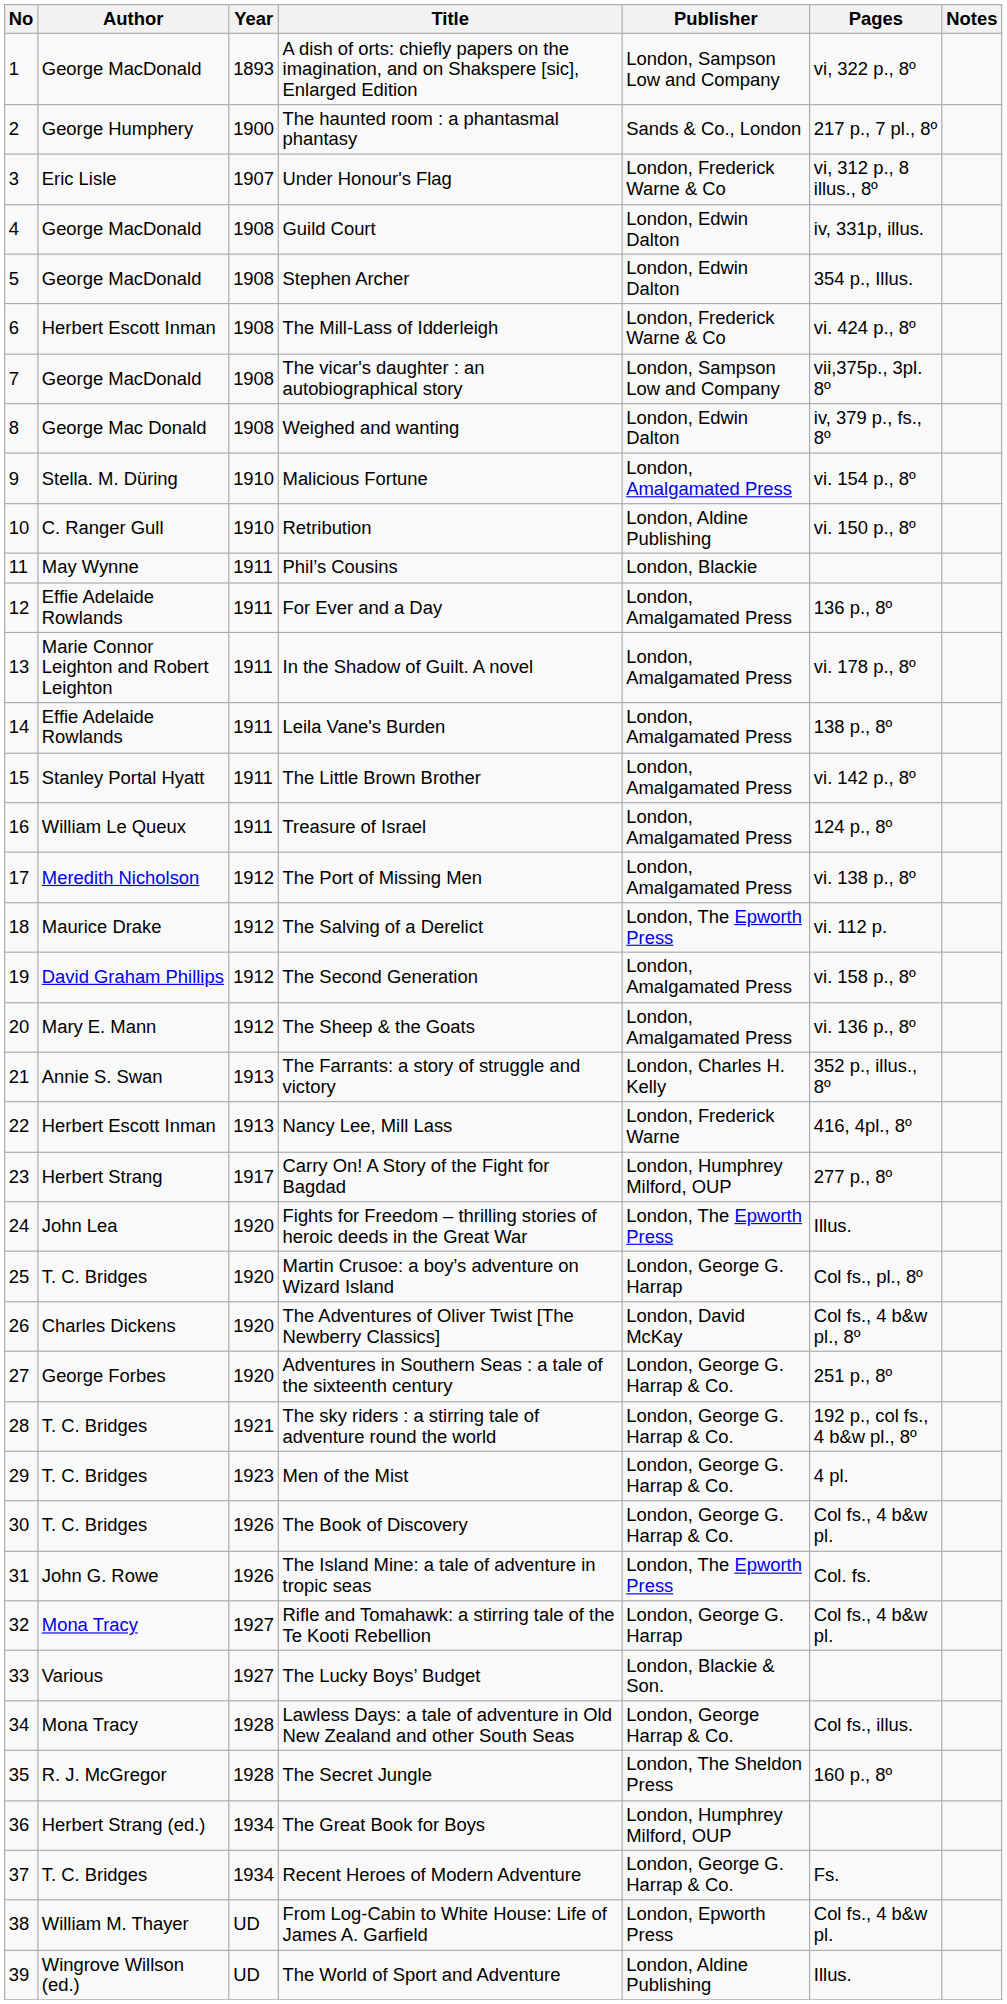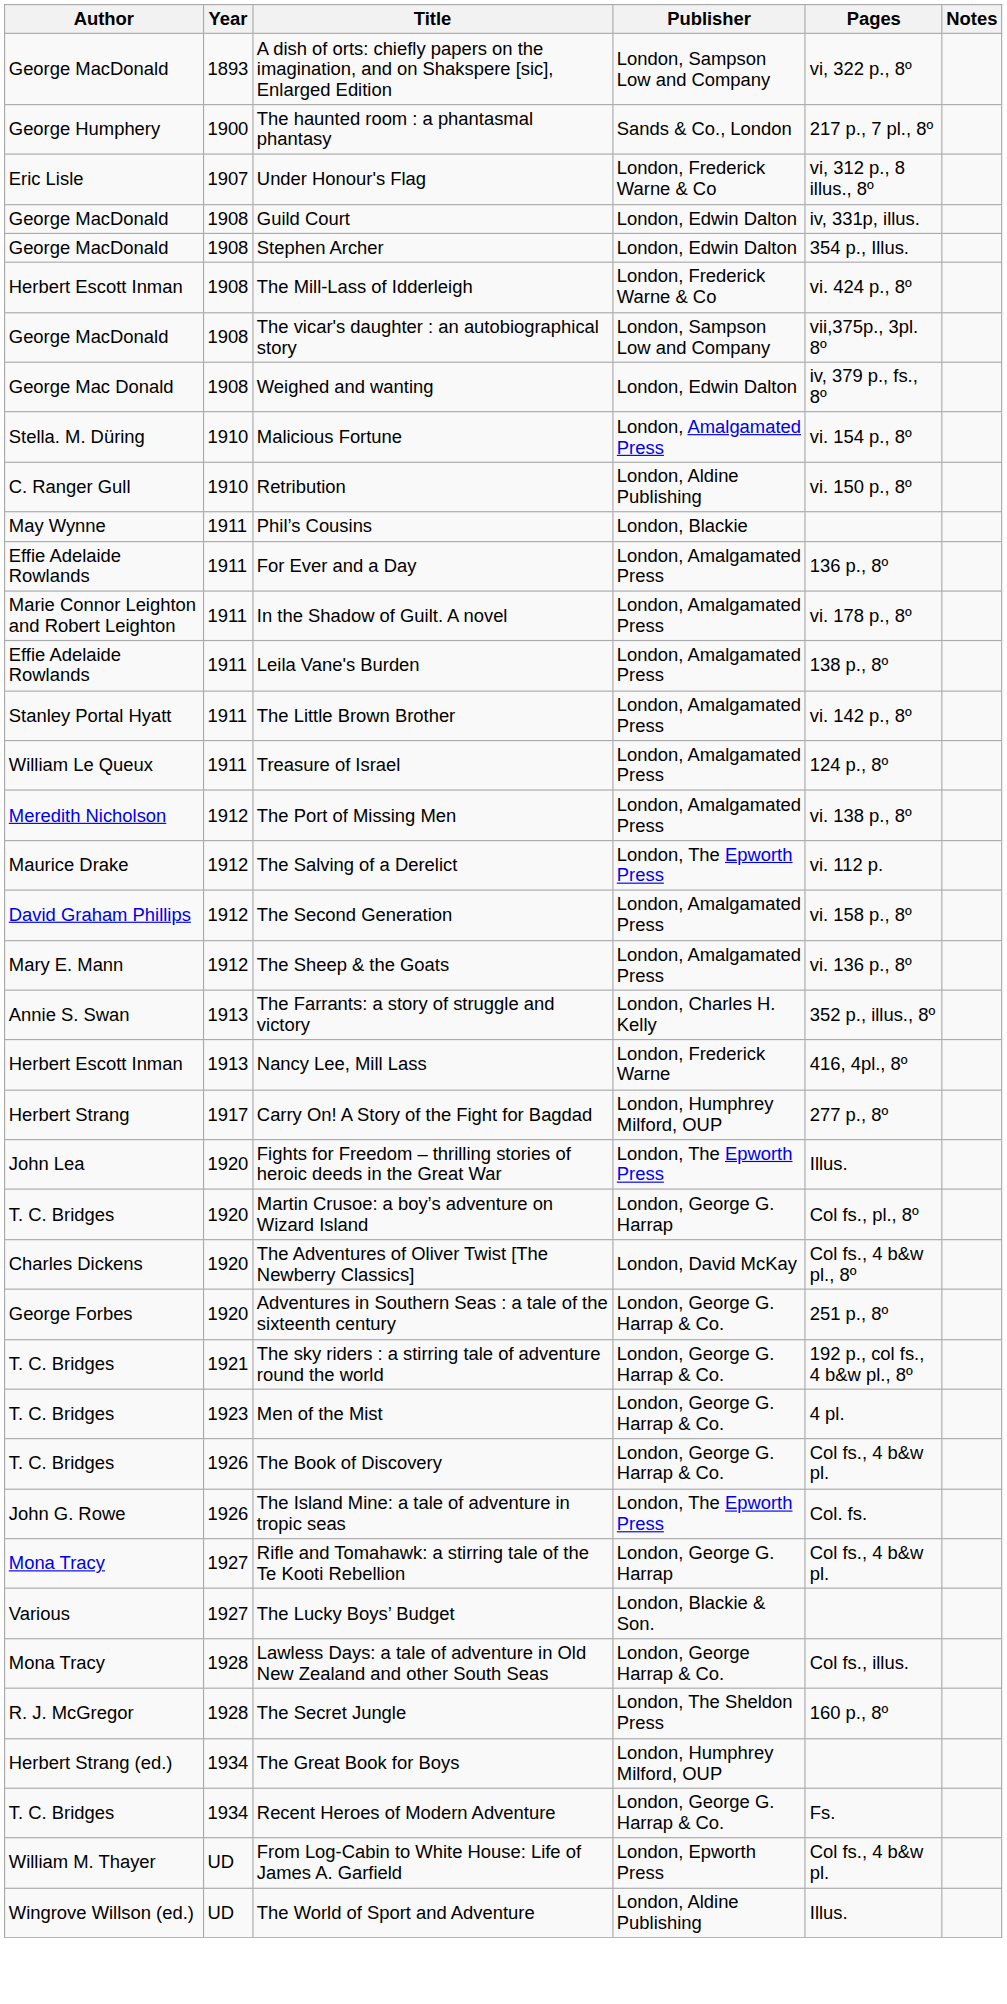- column: (21, 19)
